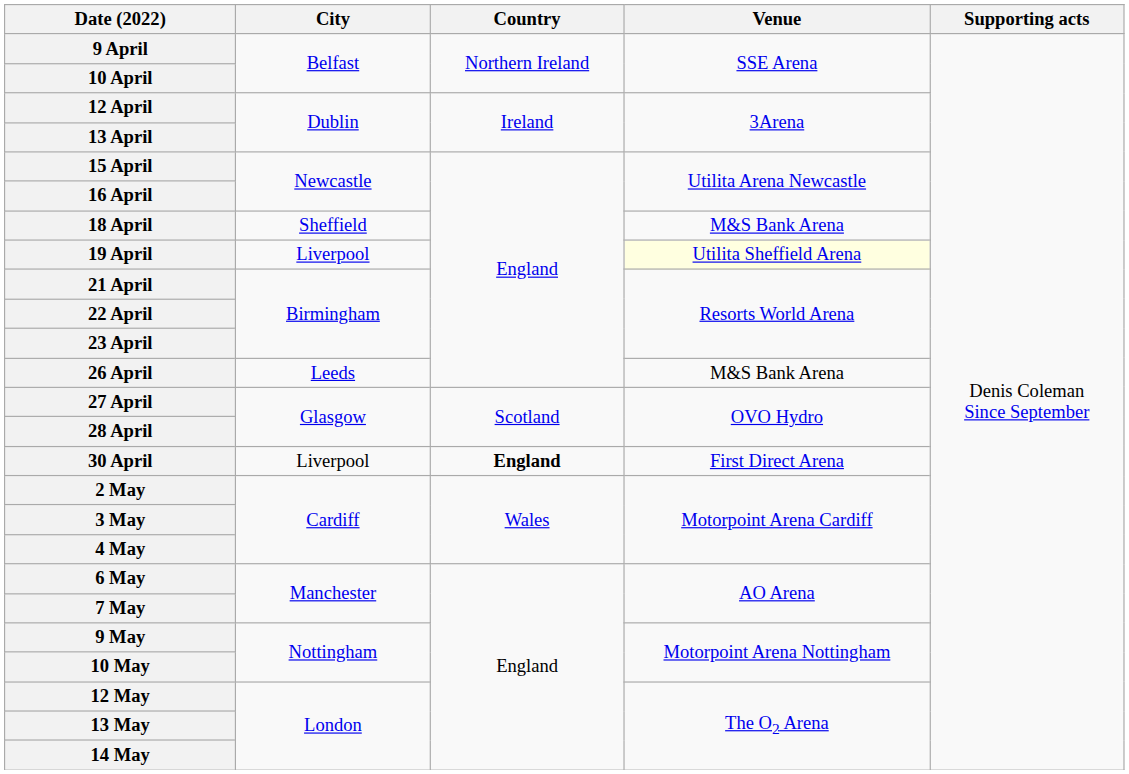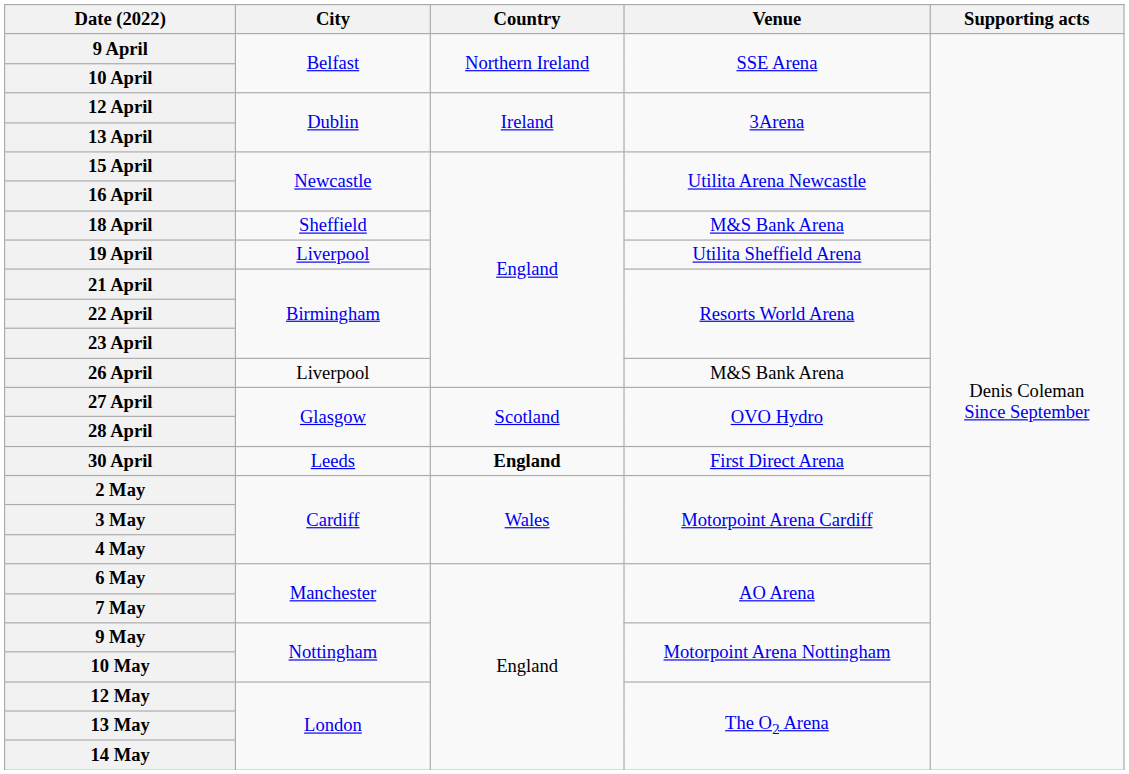(777, 254) lightyellow background -> (777, 254) no background
(333, 372) Leeds -> (333, 372) Liverpool
(333, 460) Liverpool -> (333, 460) Leeds
